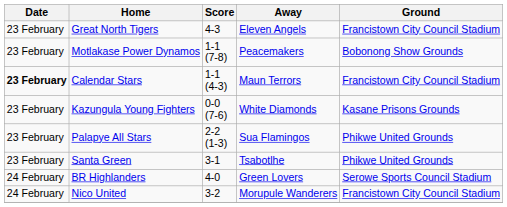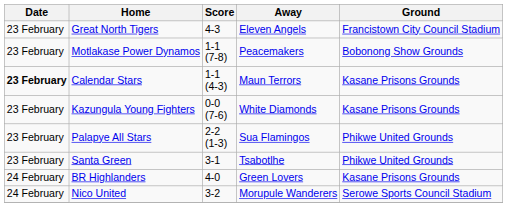(421, 80) Francistown City Council Stadium -> (401, 80) Kasane Prisons Grounds
(417, 177) Serowe Sports Council Stadium -> (401, 177) Kasane Prisons Grounds
(421, 194) Francistown City Council Stadium -> (417, 194) Serowe Sports Council Stadium
